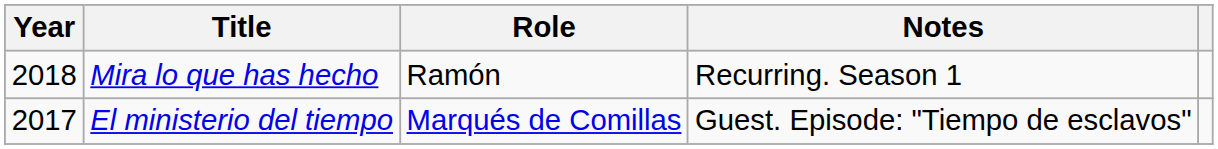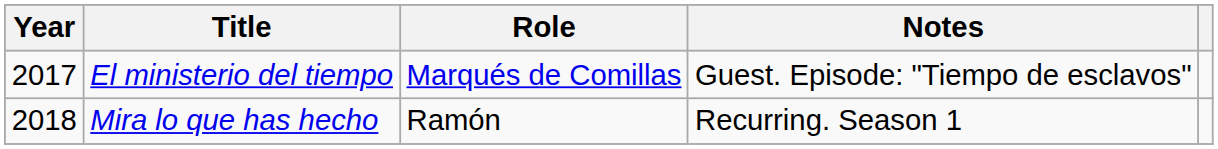rows swapped: (242, 120) <-> (234, 74)
